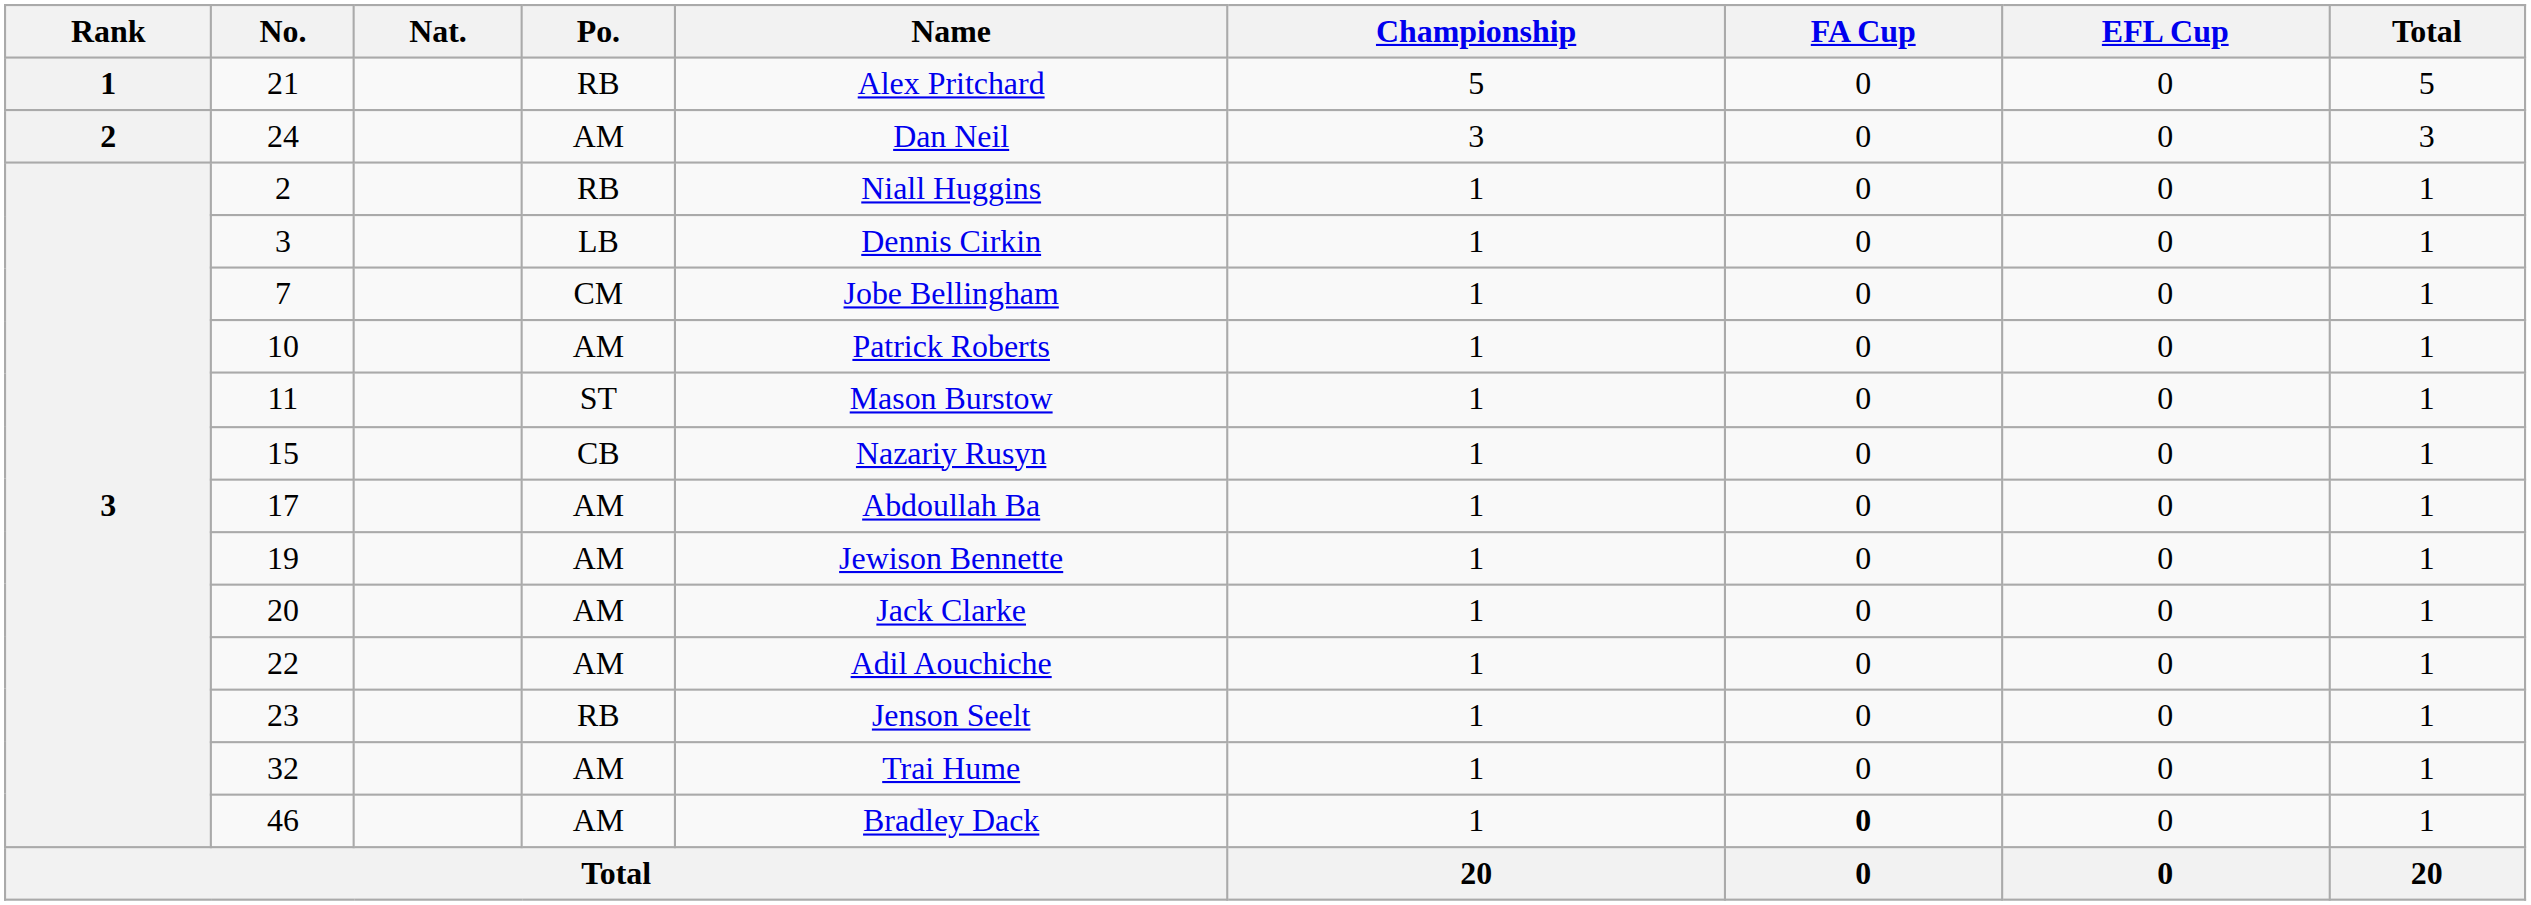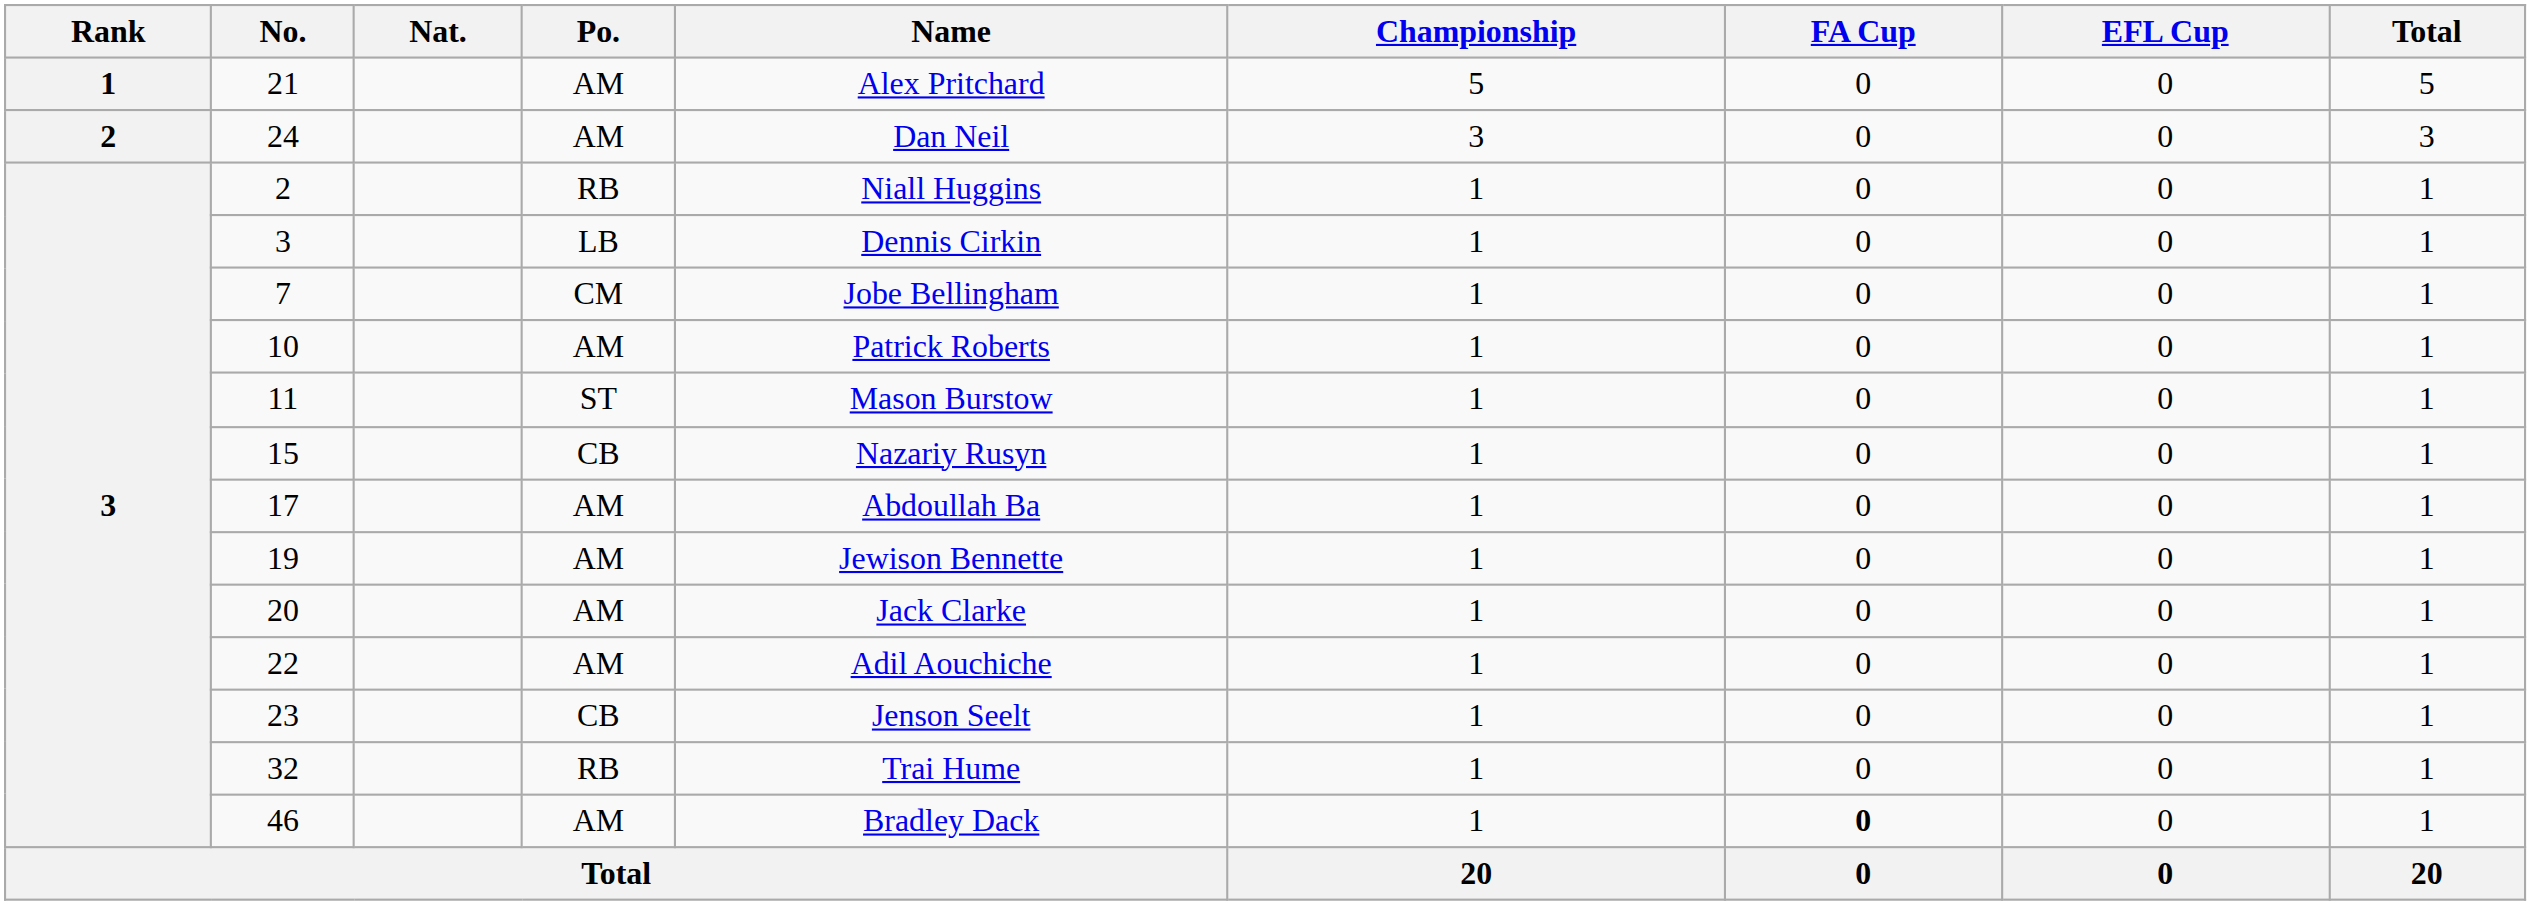(598, 83) RB -> (598, 83) AM
(598, 715) RB -> (598, 715) CB
(598, 767) AM -> (598, 767) RB
